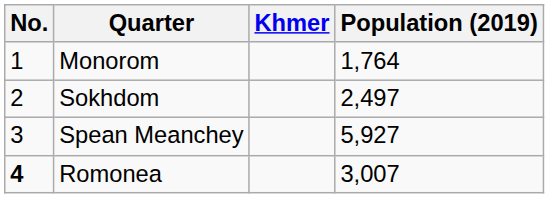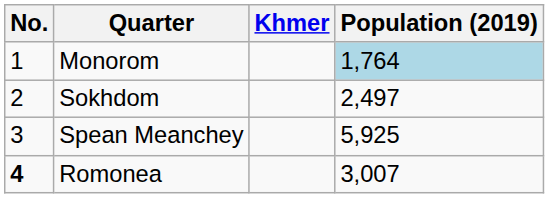(370, 60) no background -> (370, 60) lightblue background
(370, 135) 5,927 -> (370, 135) 5,925
